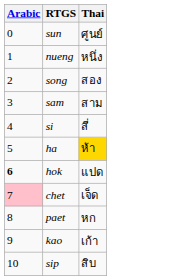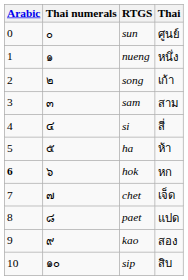+ column: (81, 13)
(91, 80) สอง -> (166, 80) เก้า
(89, 149) gold background -> (165, 149) no background
(92, 172) แปด -> (165, 172) หก
(10, 194) pink background -> (10, 194) no background
(89, 218) หก -> (168, 218) แปด
(90, 241) เก้า -> (168, 241) สอง
